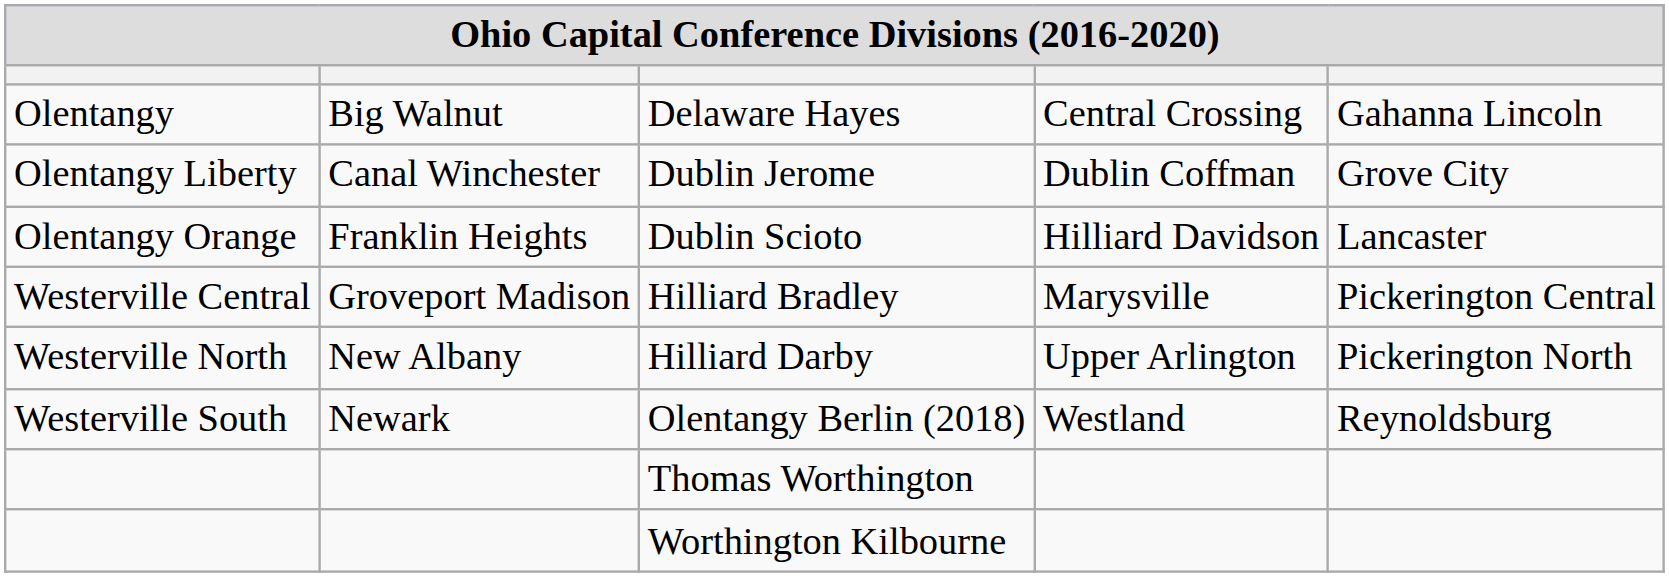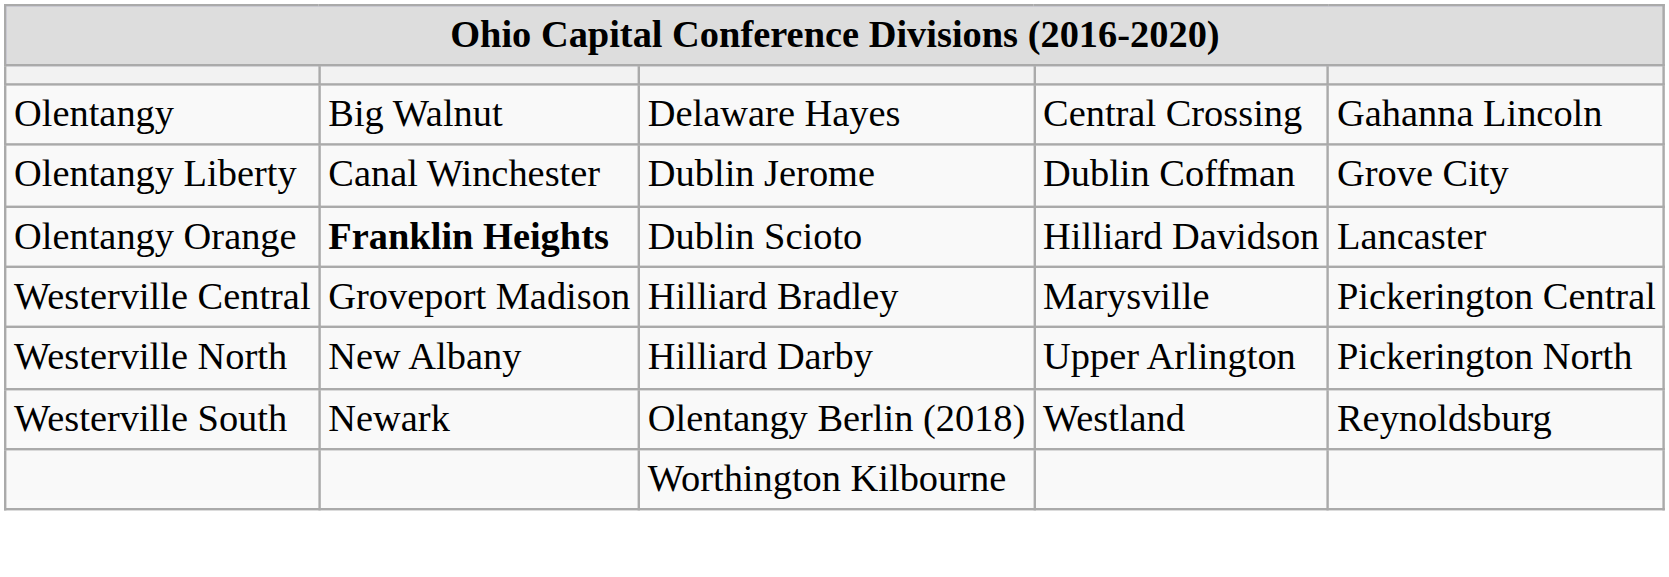(458, 235) normal -> (469, 235) bold
- row: (811, 478)
